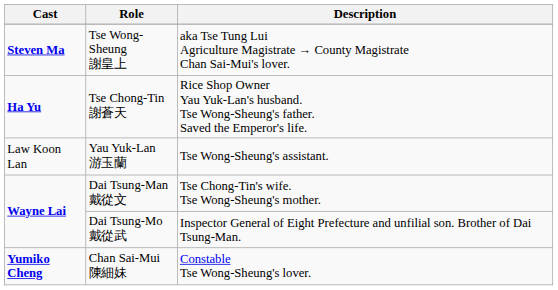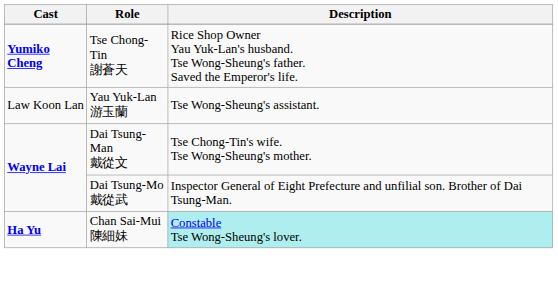- row: (116, 49)
(24, 106) Ha Yu -> (29, 55) Yumiko Cheng
(29, 266) Yumiko Cheng -> (24, 229) Ha Yu
(245, 266) no background -> (236, 229) paleturquoise background
